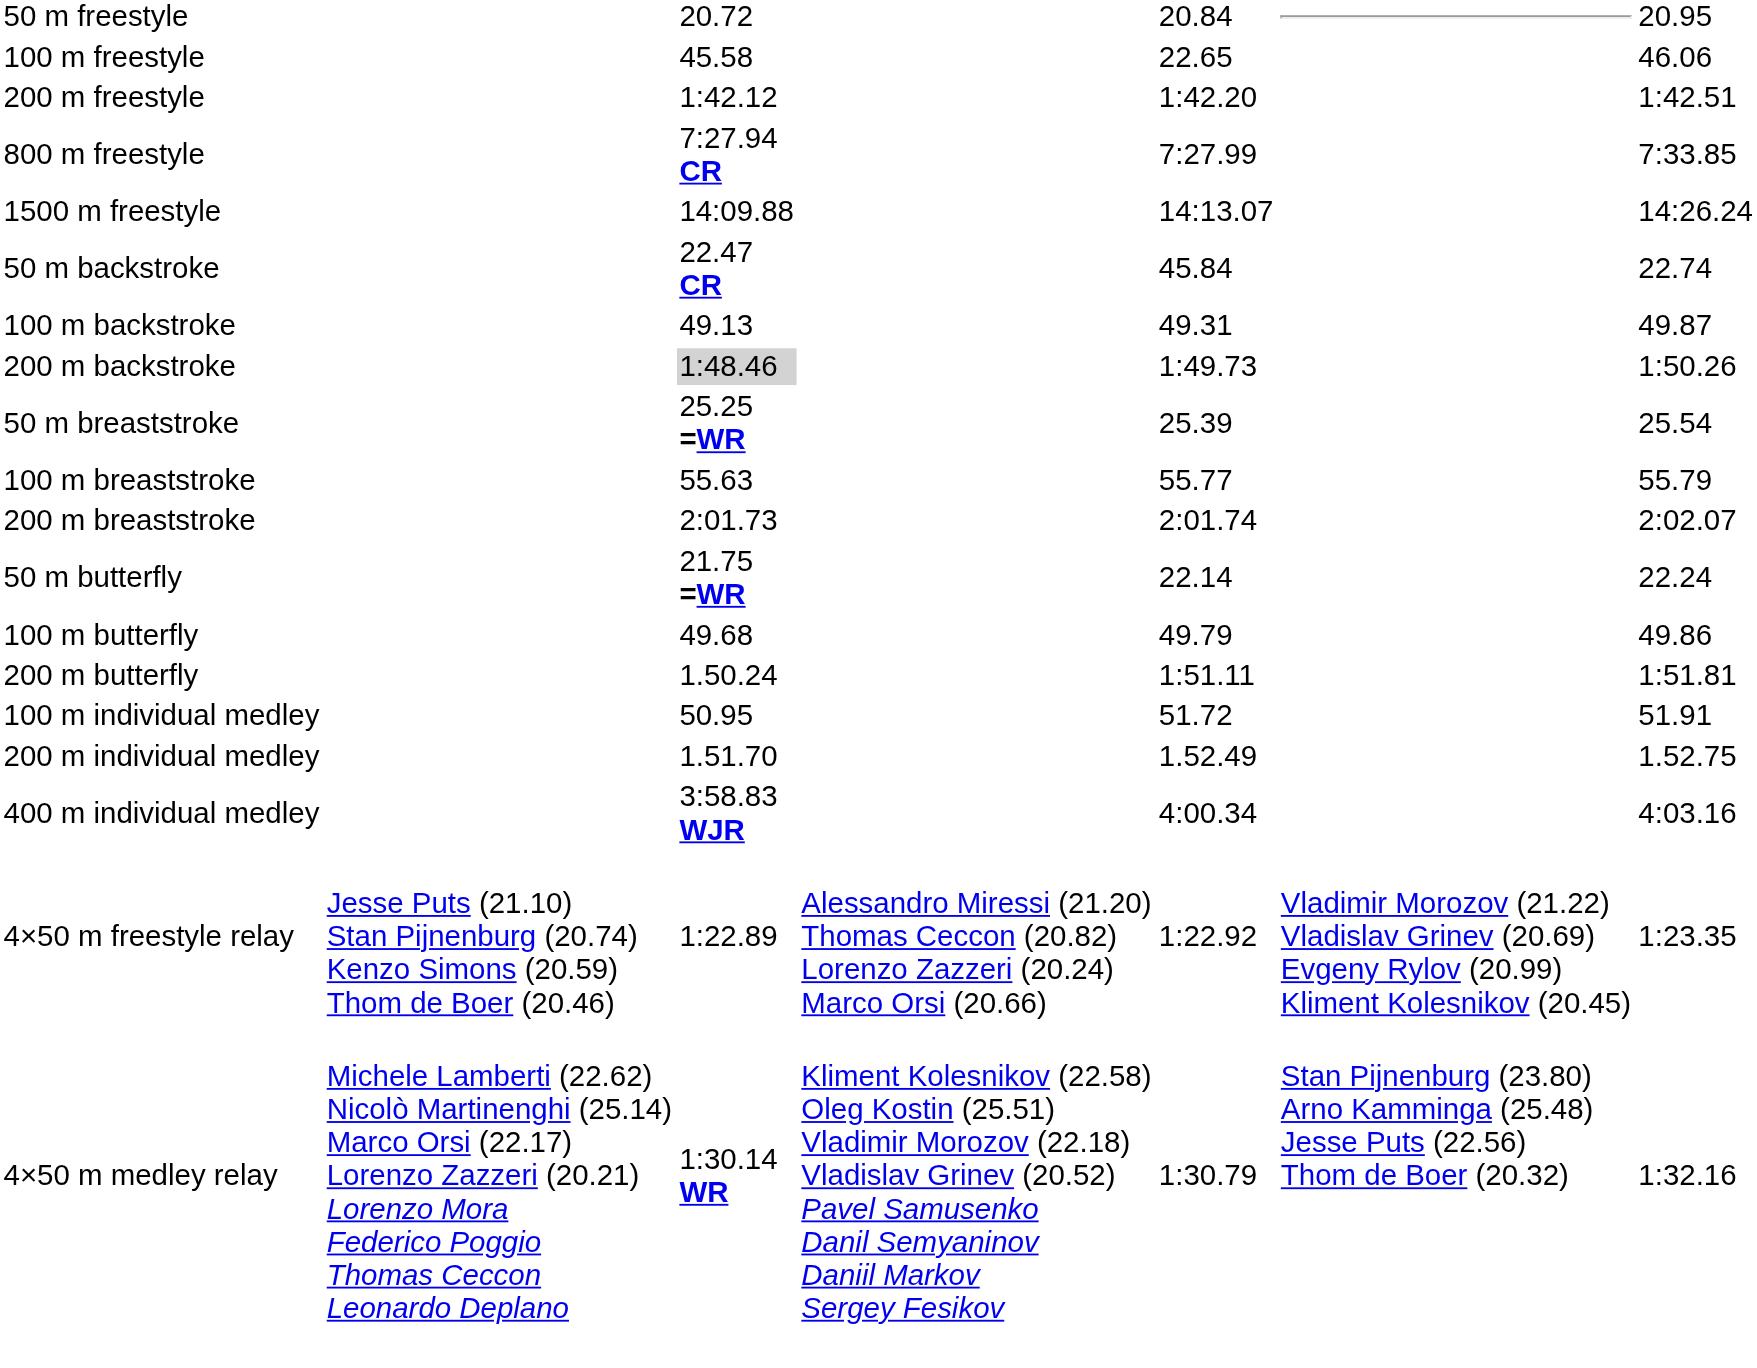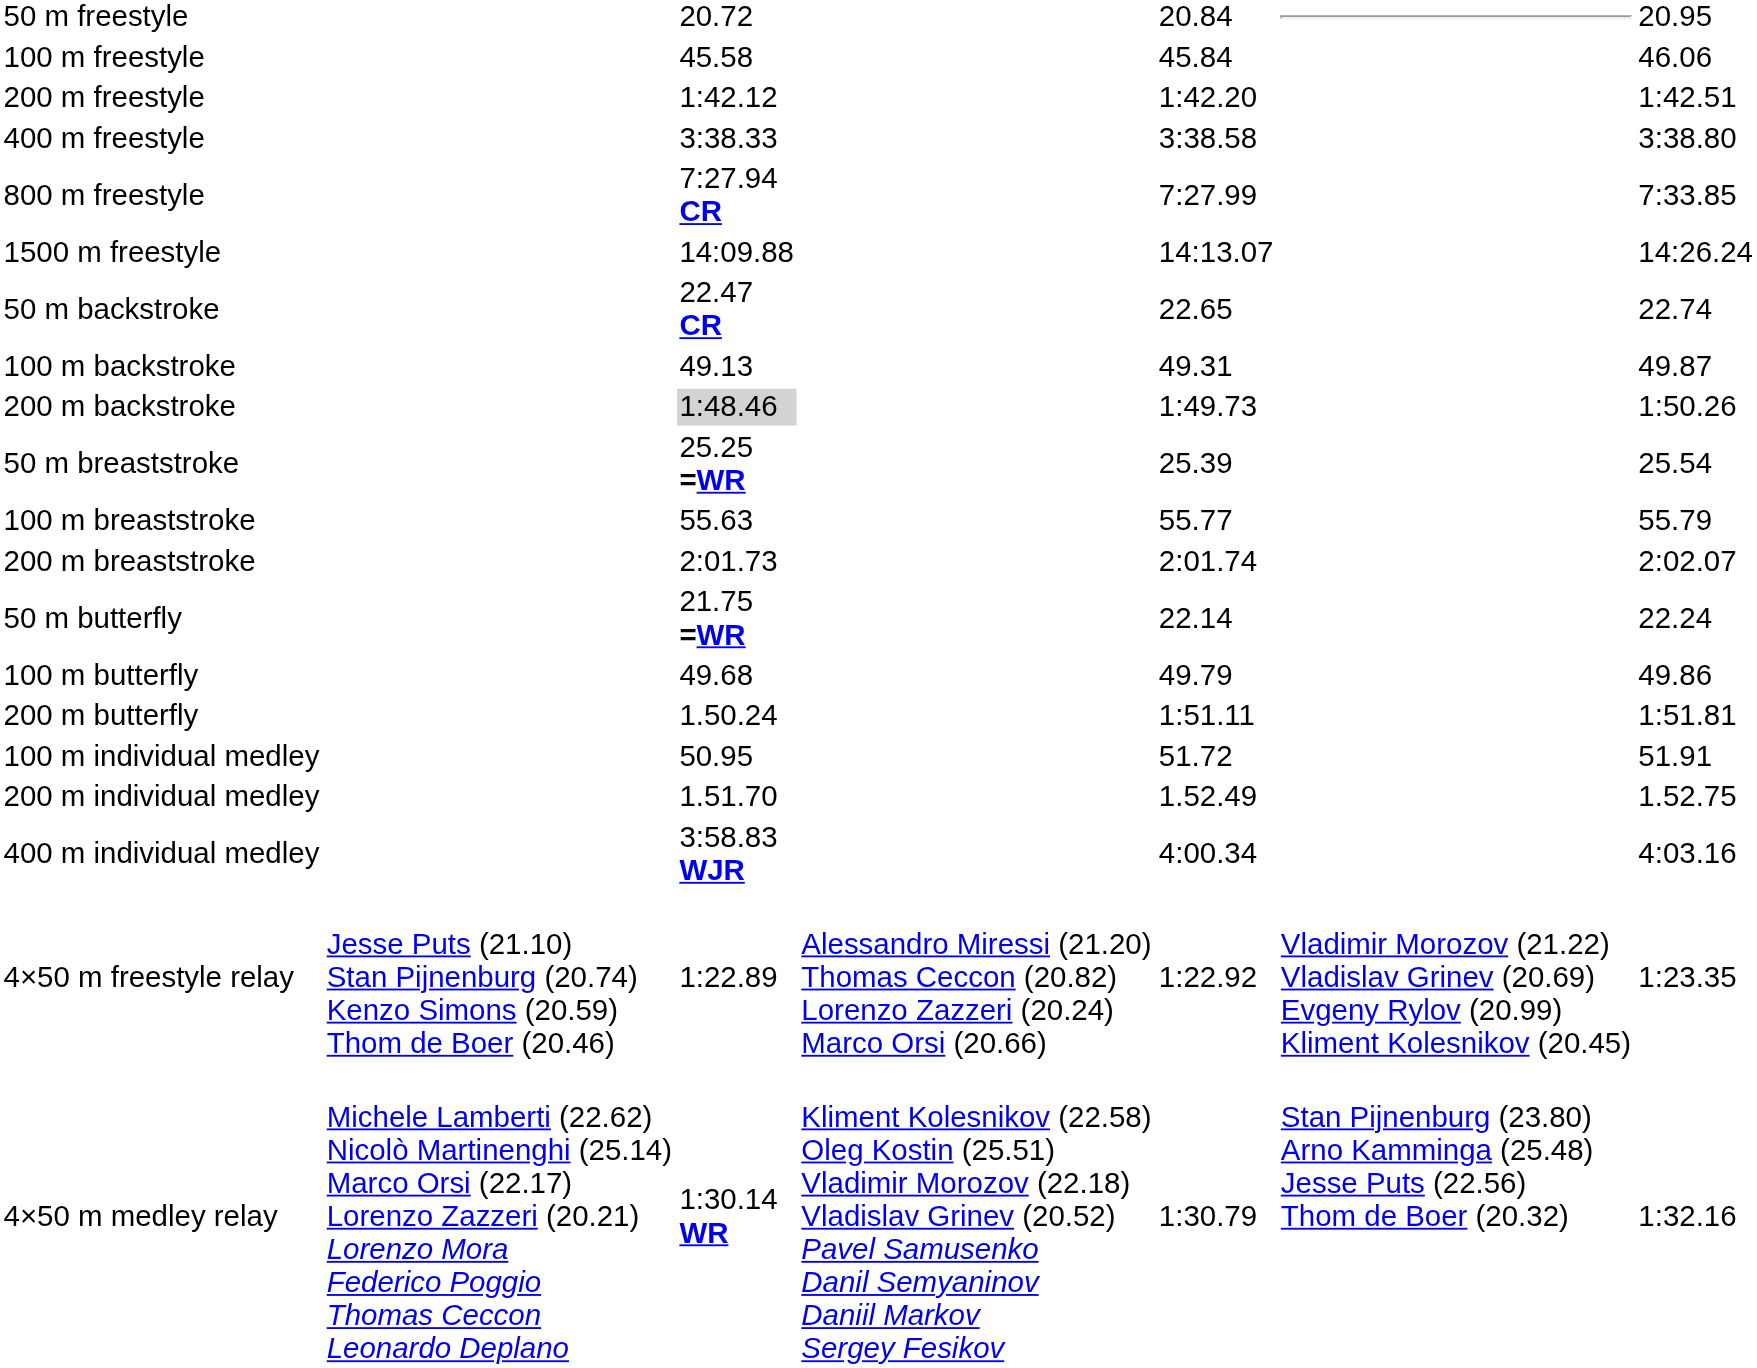(1196, 57) 22.65 -> (1196, 57) 45.84
+ row: (104, 138)
(1196, 268) 45.84 -> (1196, 309) 22.65
